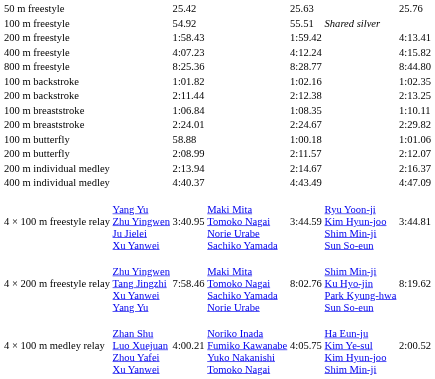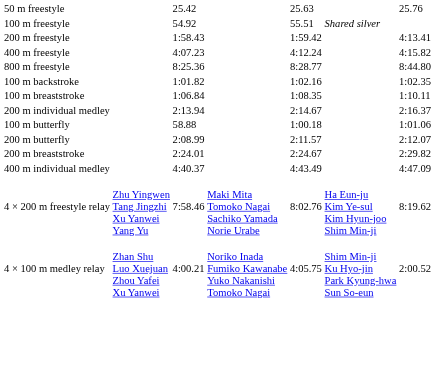- row: (42, 96)
rows swapped: (44, 125) <-> (57, 168)
- row: (57, 221)
(360, 289) Shim Min-ji Ku Hyo-jin Park Kyung-hwa Sun So-eun -> (355, 213) Ha Eun-ju Kim Ye-sul Kim Hyun-joo Shim Min-ji
(355, 351) Ha Eun-ju Kim Ye-sul Kim Hyun-joo Shim Min-ji -> (360, 275) Shim Min-ji Ku Hyo-jin Park Kyung-hwa Sun So-eun
